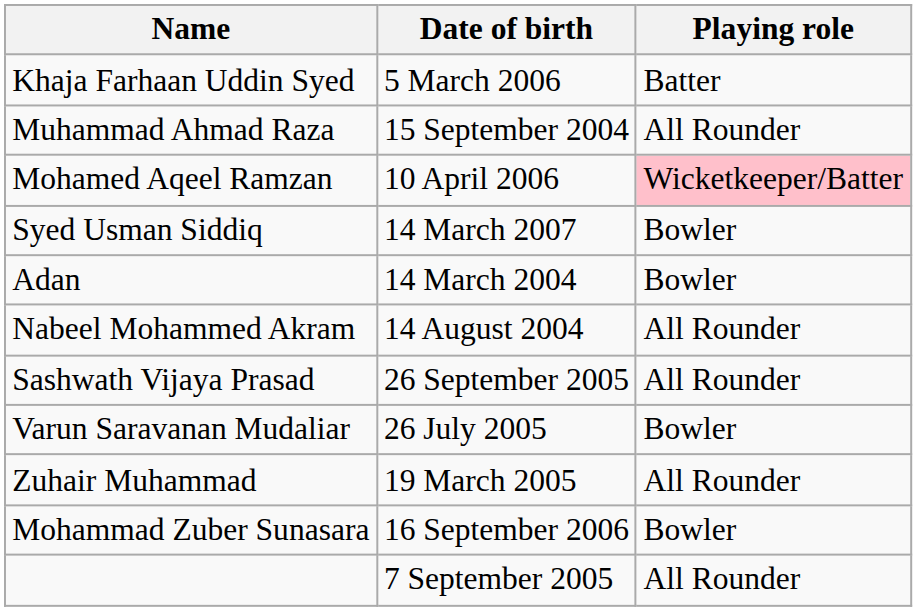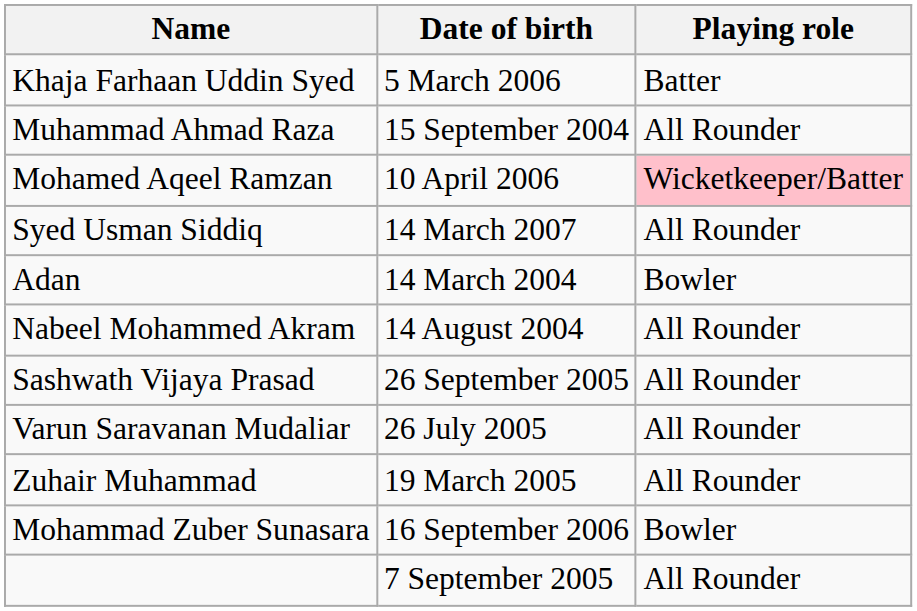(690, 229) Bowler -> (722, 229) All Rounder
(690, 429) Bowler -> (722, 429) All Rounder
